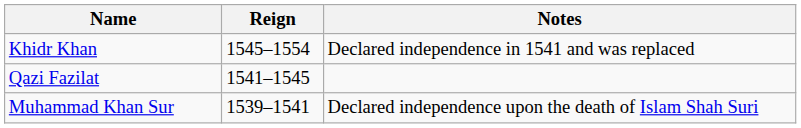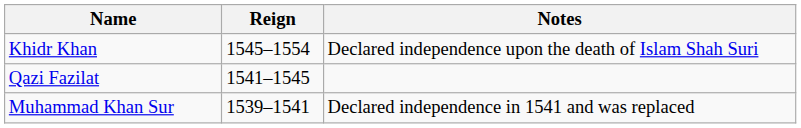(511, 48) Declared independence in 1541 and was replaced -> (543, 48) Declared independence upon the death of Islam Shah Suri
(543, 107) Declared independence upon the death of Islam Shah Suri -> (511, 107) Declared independence in 1541 and was replaced
